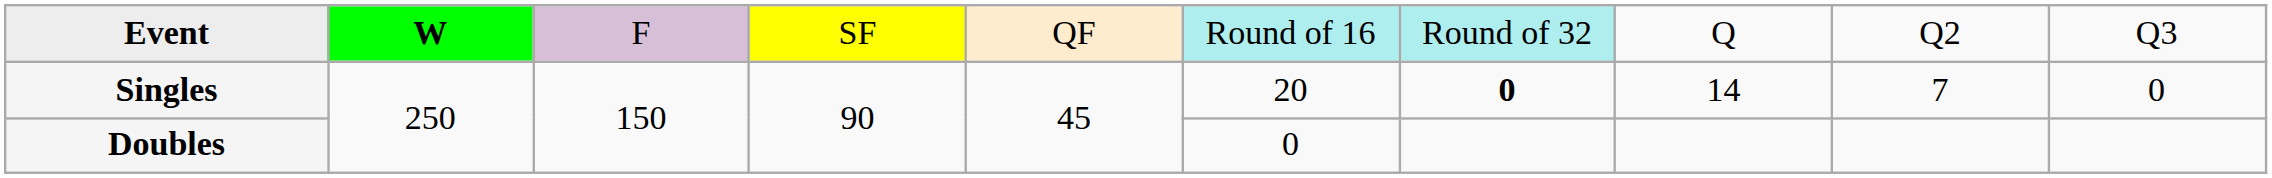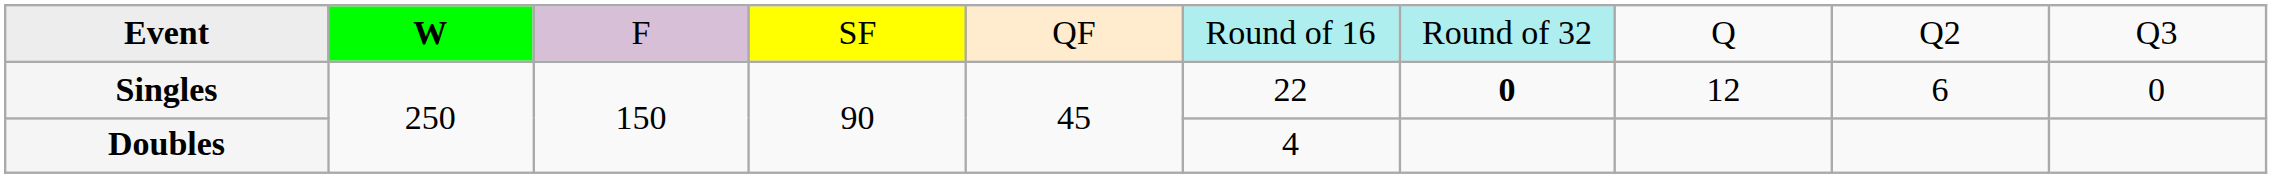(1290, 88) 20 -> (1290, 88) 22
(1724, 88) 14 -> (1724, 88) 12
(1940, 88) 7 -> (1940, 88) 6
(1290, 145) 0 -> (1290, 145) 4
